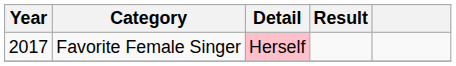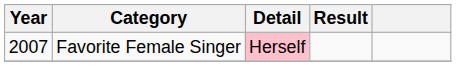(28, 46) 2017 -> (28, 46) 2007
